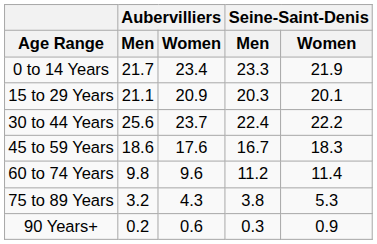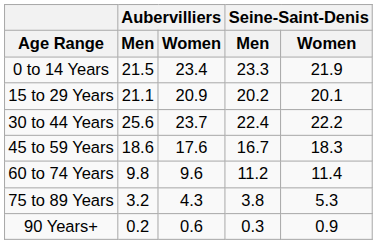(138, 69) 21.7 -> (138, 69) 21.5
(253, 95) 20.3 -> (253, 95) 20.2
